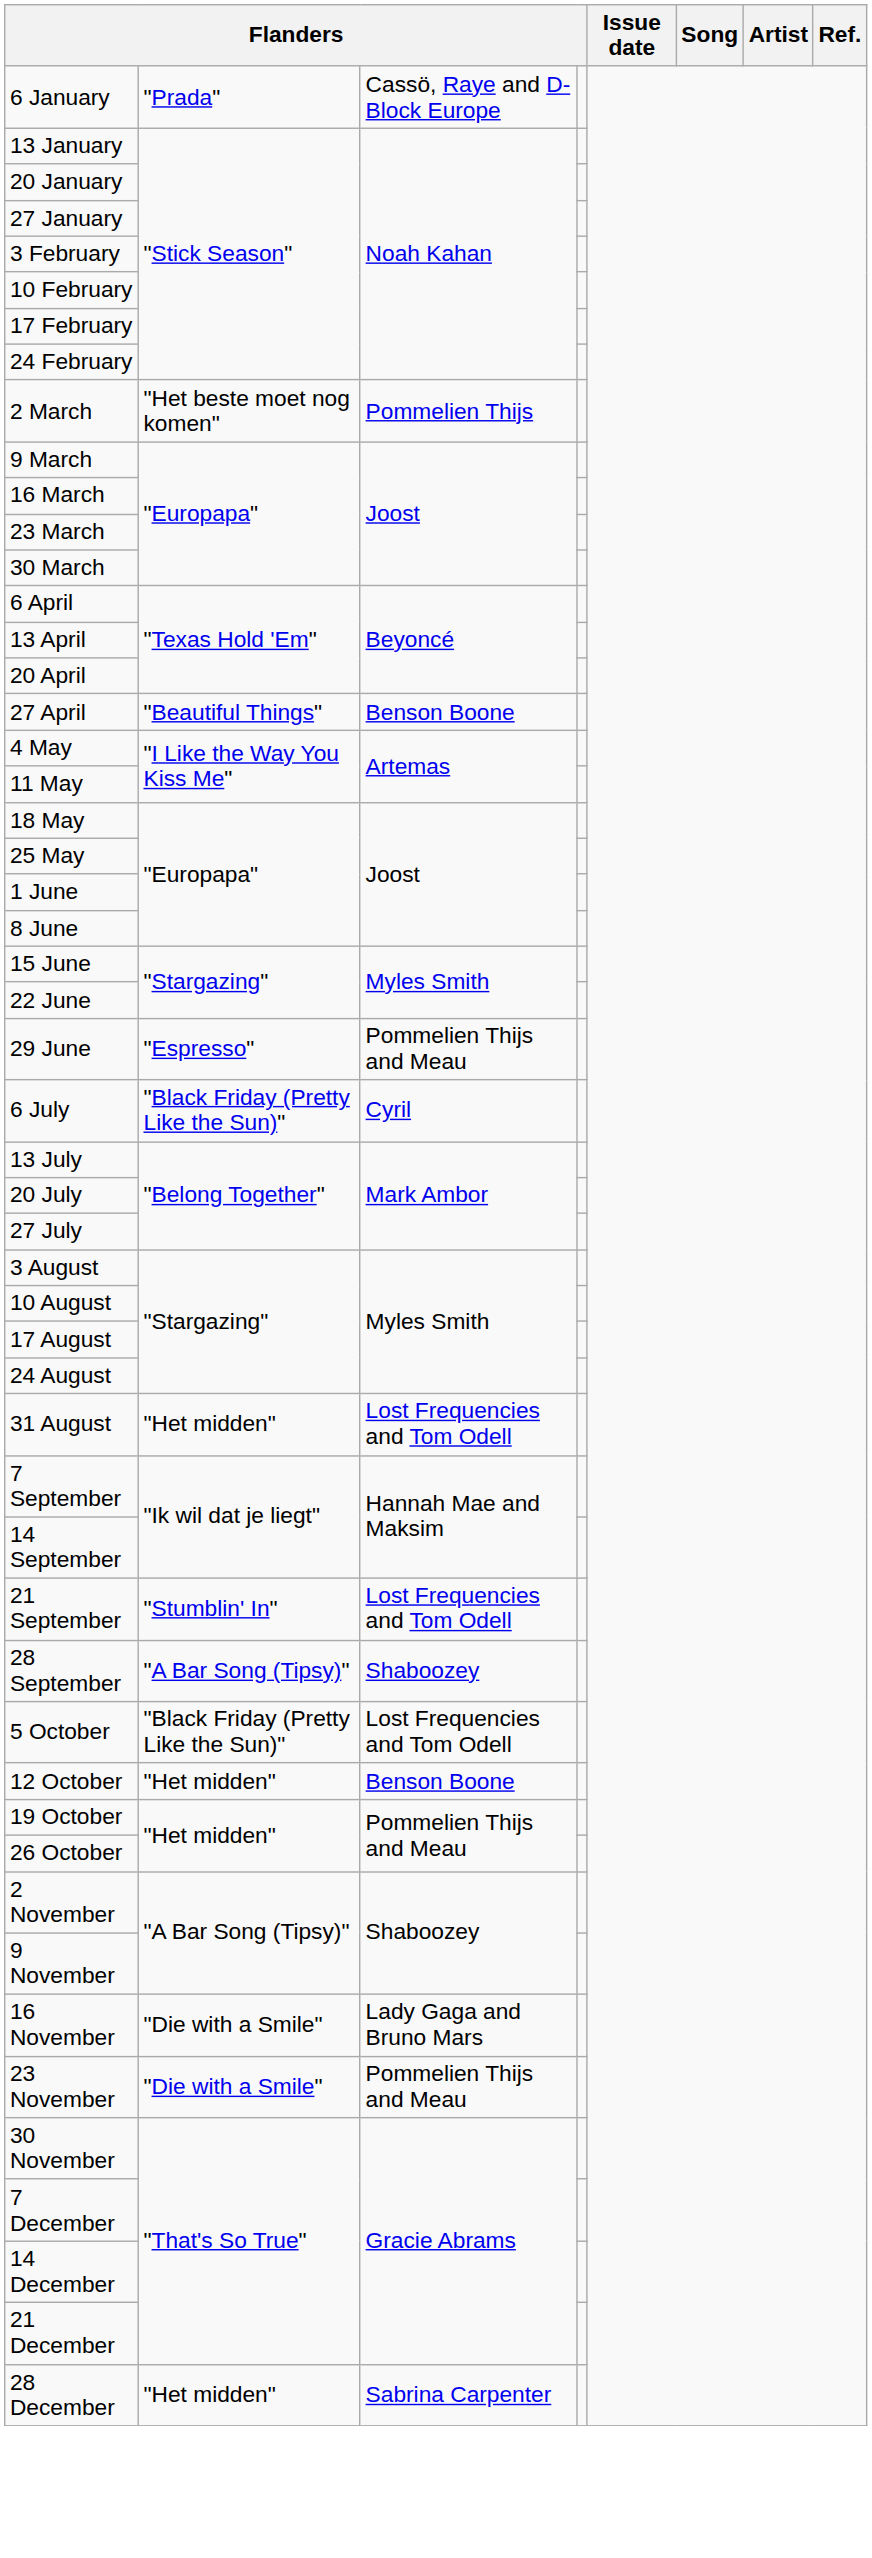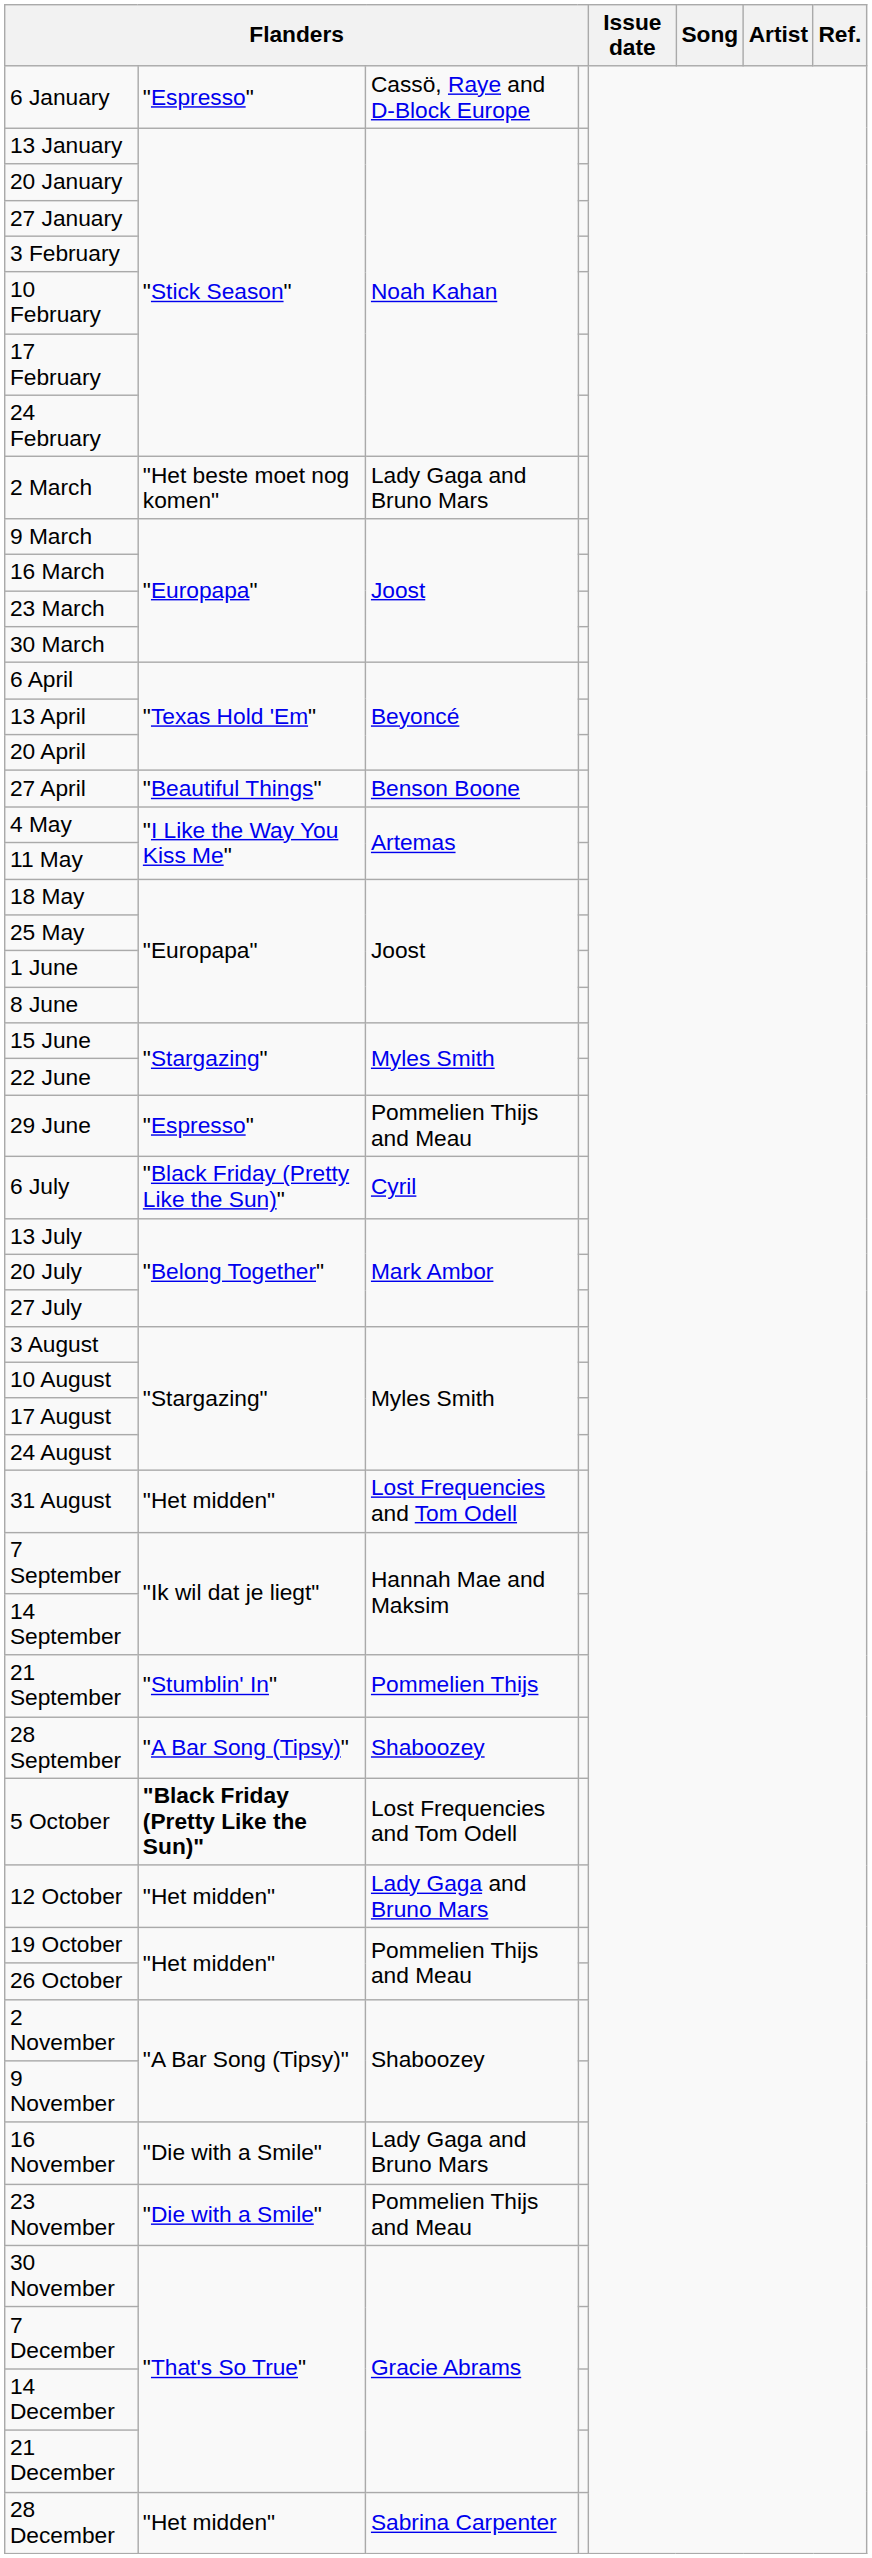(182, 96) "Prada" -> (198, 96) "Espresso"
(449, 410) Pommelien Thijs -> (449, 487) Lady Gaga and Bruno Mars
(453, 1609) Lost Frequencies and Tom Odell -> (455, 1685) Pommelien Thijs
(247, 1732) normal -> (225, 1821) bold
(440, 1781) Benson Boone -> (449, 1896) Lady Gaga and Bruno Mars
